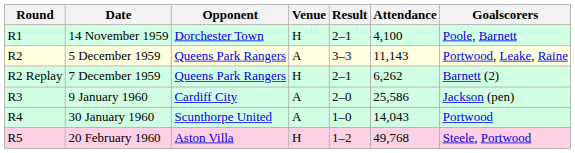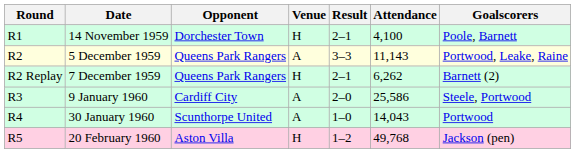(479, 96) Jackson (pen) -> (487, 96) Steele, Portwood
(487, 138) Steele, Portwood -> (479, 138) Jackson (pen)
